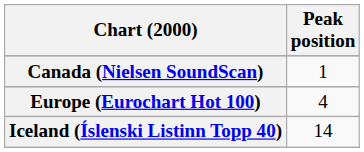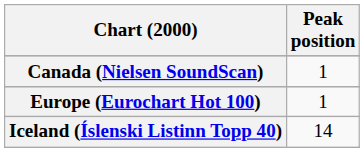(323, 101) 4 -> (323, 101) 1
